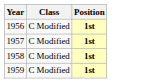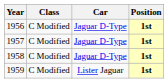+ column: (100, 12)
